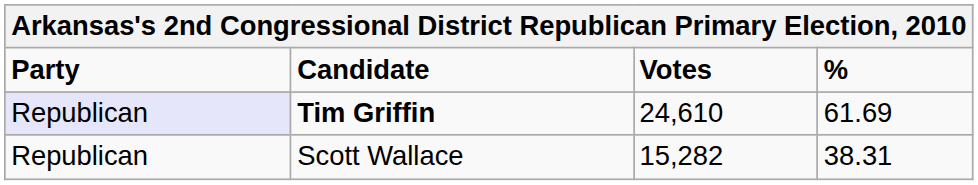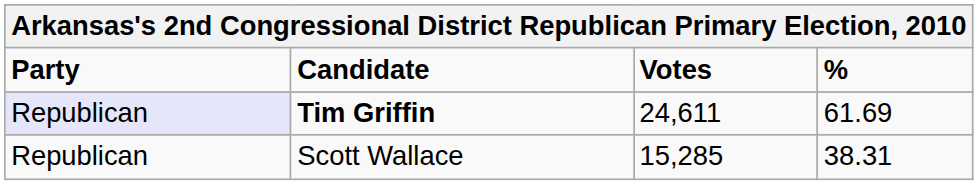(681, 112) 24,610 -> (680, 112) 24,611
(681, 156) 15,282 -> (681, 156) 15,285
